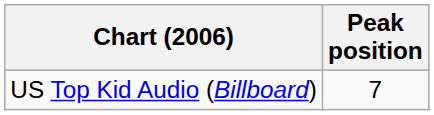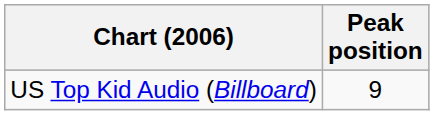(375, 89) 7 -> (375, 89) 9
